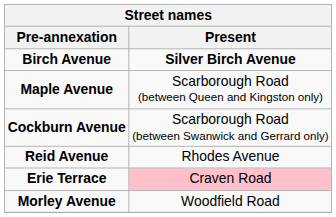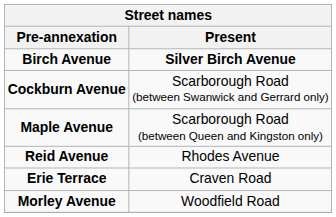rows swapped: (67, 89) <-> (67, 127)
(230, 179) pink background -> (230, 179) no background
